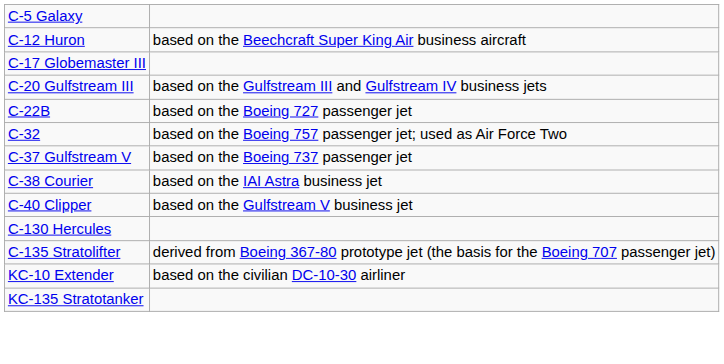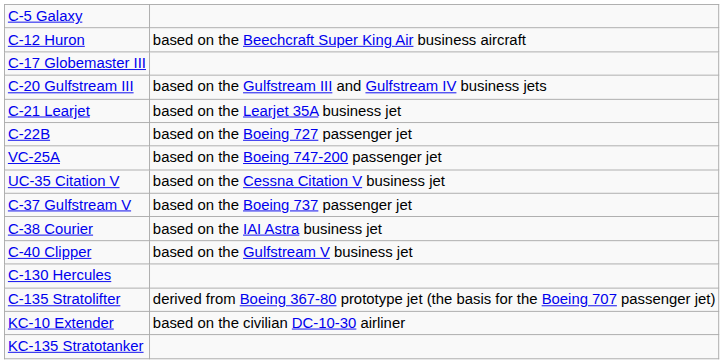+ row: (49, 110)
+ row: (34, 157)
- row: (24, 134)
+ row: (64, 181)
